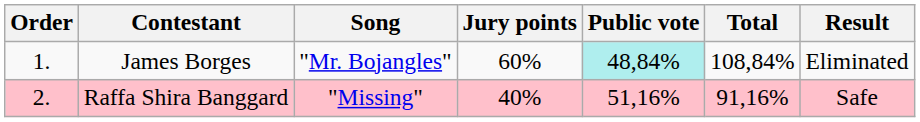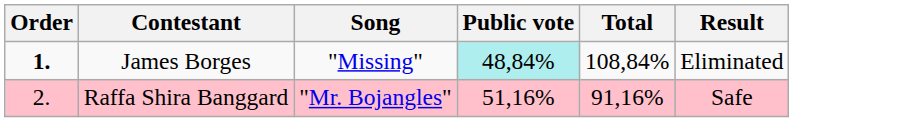- column: (520, 23)
(42, 60) normal -> (42, 60) bold
(375, 60) "Mr. Bojangles" -> (375, 60) "Missing"
(375, 97) "Missing" -> (375, 97) "Mr. Bojangles"
